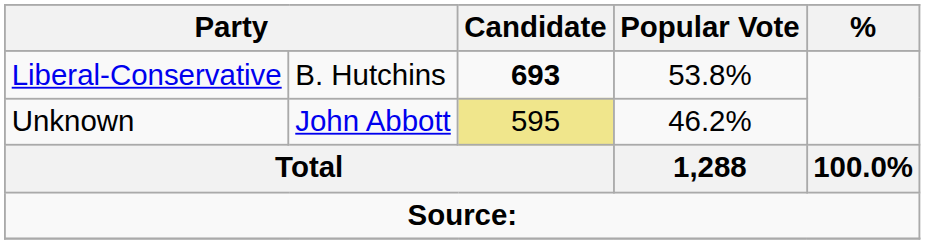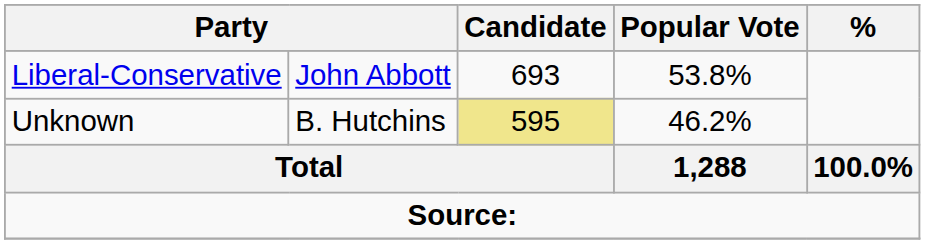(371, 74) B. Hutchins -> (373, 74) John Abbott
(535, 74) bold -> (535, 74) normal
(373, 121) John Abbott -> (371, 121) B. Hutchins
